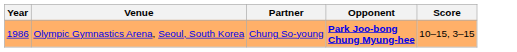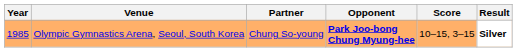+ column: (494, 13)
(18, 34) 1986 -> (18, 34) 1985
